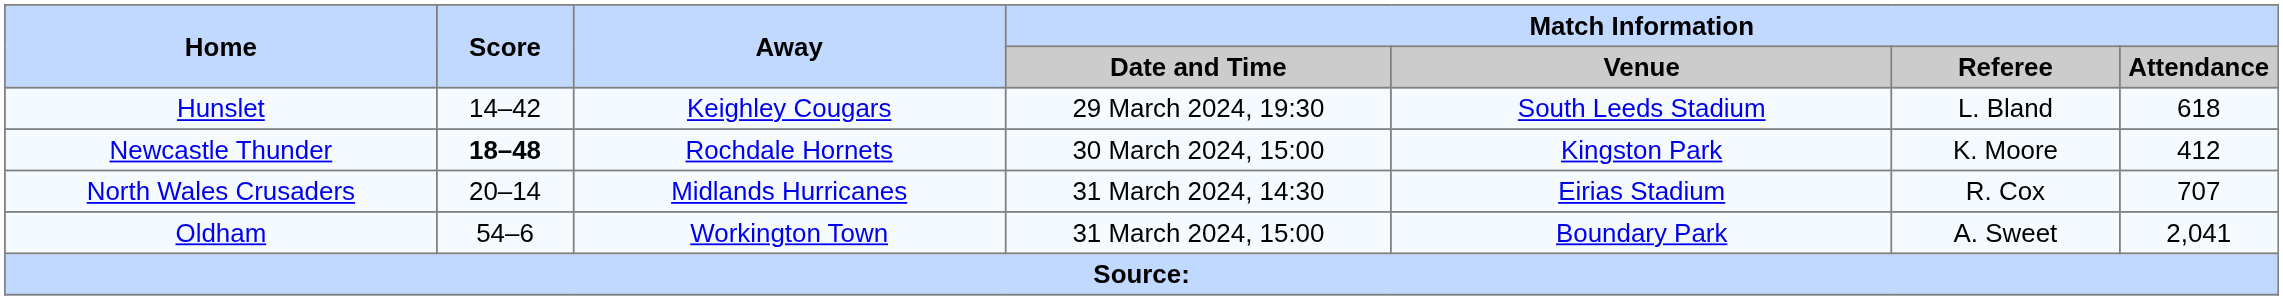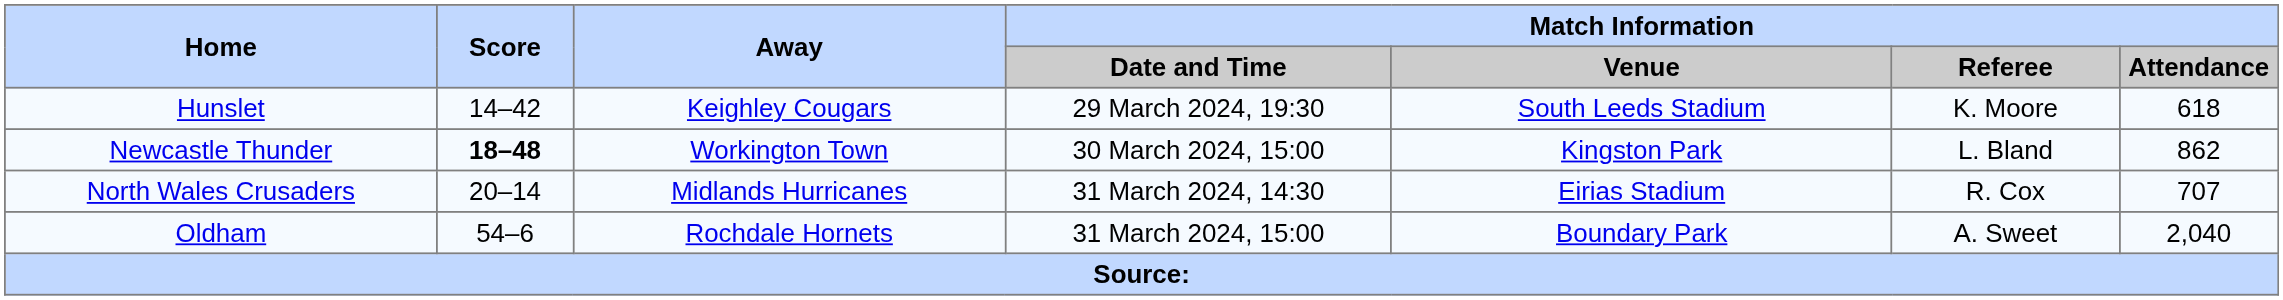(2005, 108) L. Bland -> (2005, 108) K. Moore
(789, 150) Rochdale Hornets -> (789, 150) Workington Town
(2005, 150) K. Moore -> (2005, 150) L. Bland
(2199, 150) 412 -> (2199, 150) 862
(789, 233) Workington Town -> (789, 233) Rochdale Hornets
(2199, 233) 2,041 -> (2199, 233) 2,040
